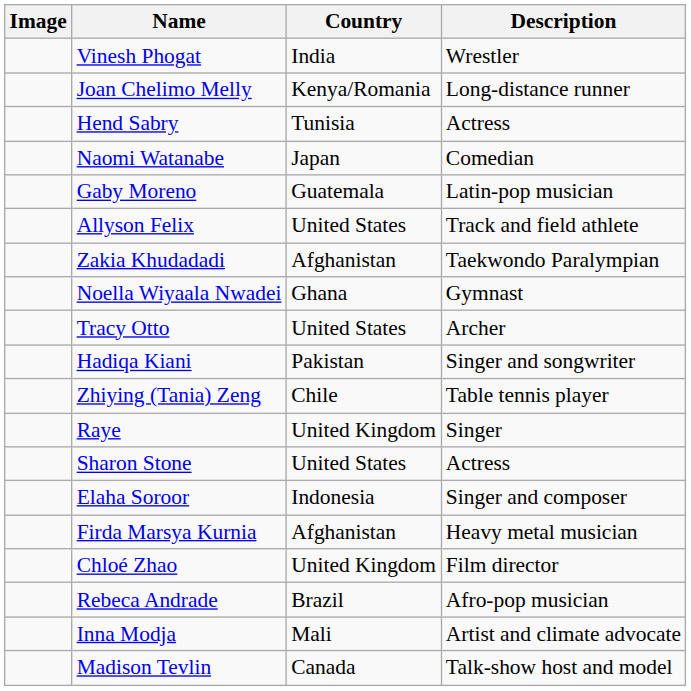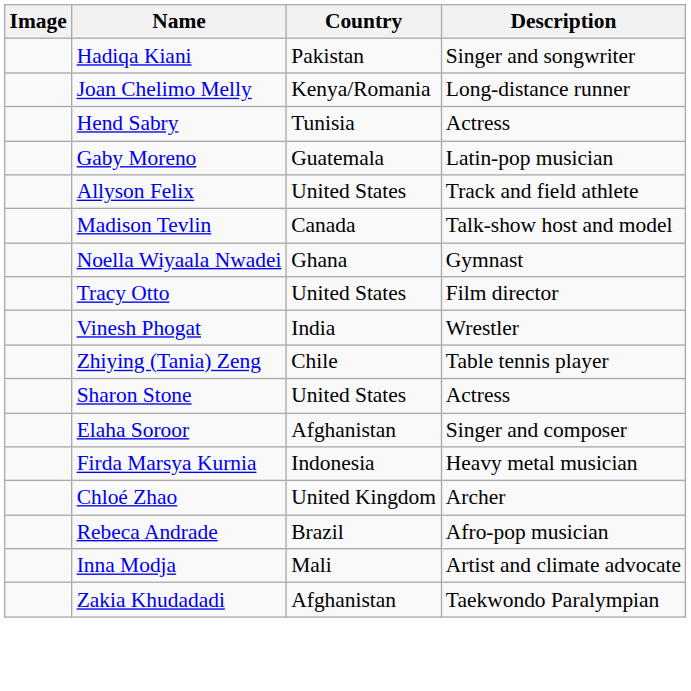rows swapped: (139, 55) <-> (134, 361)
- row: (150, 157)
rows swapped: (151, 259) <-> (144, 667)
(476, 327) Archer -> (502, 293) Film director
- row: (99, 429)
(333, 497) Indonesia -> (344, 429) Afghanistan
(344, 531) Afghanistan -> (333, 463) Indonesia
(502, 565) Film director -> (476, 497) Archer
